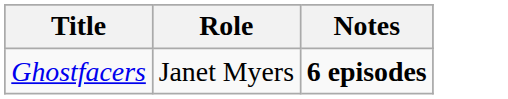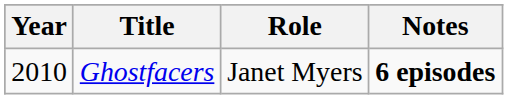+ column: (39, 26)
